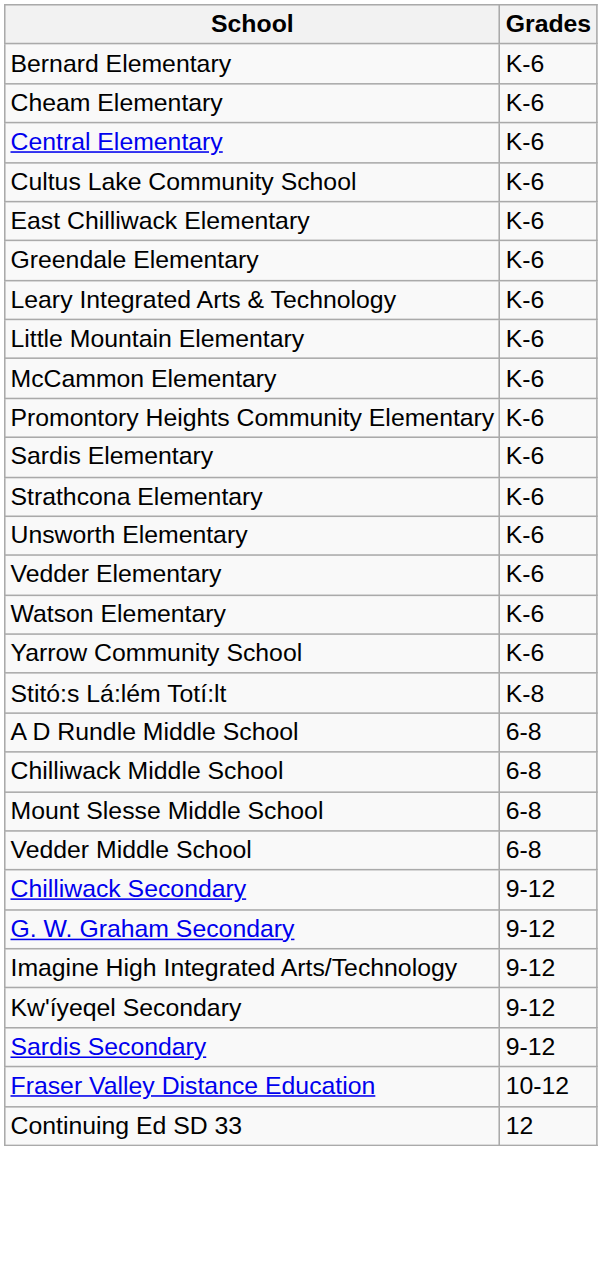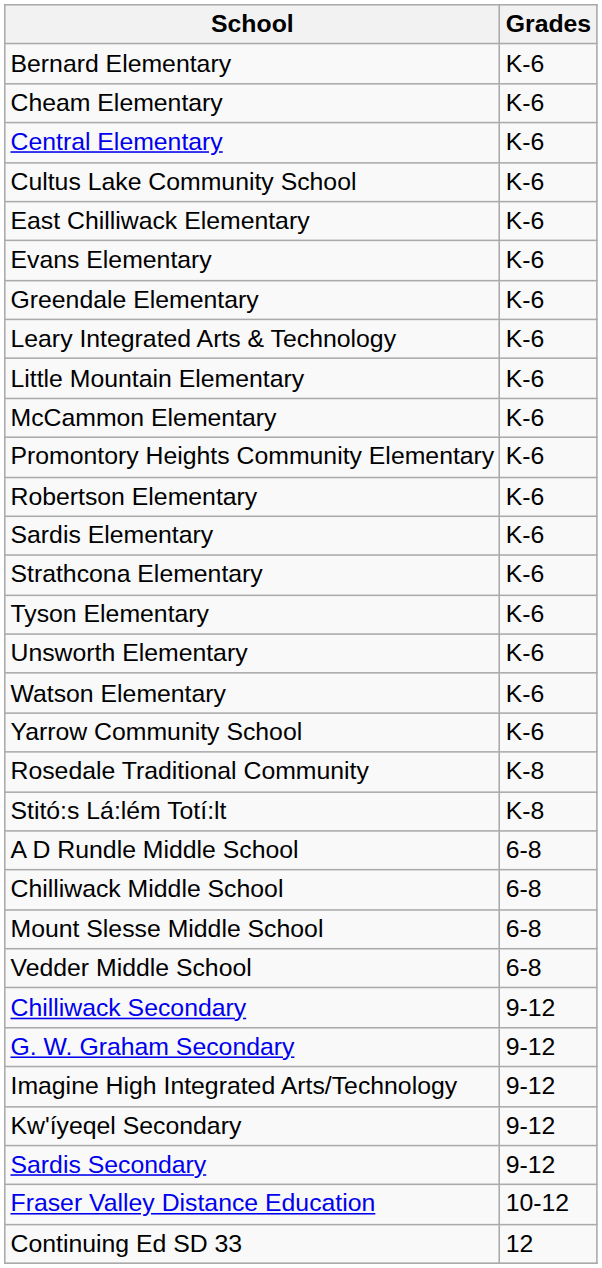+ row: (111, 260)
+ row: (134, 496)
+ row: (110, 614)
- row: (116, 574)
+ row: (190, 771)
